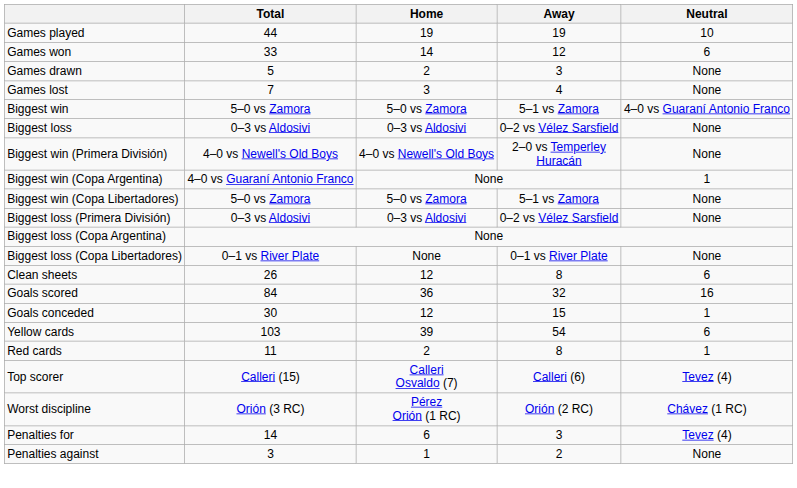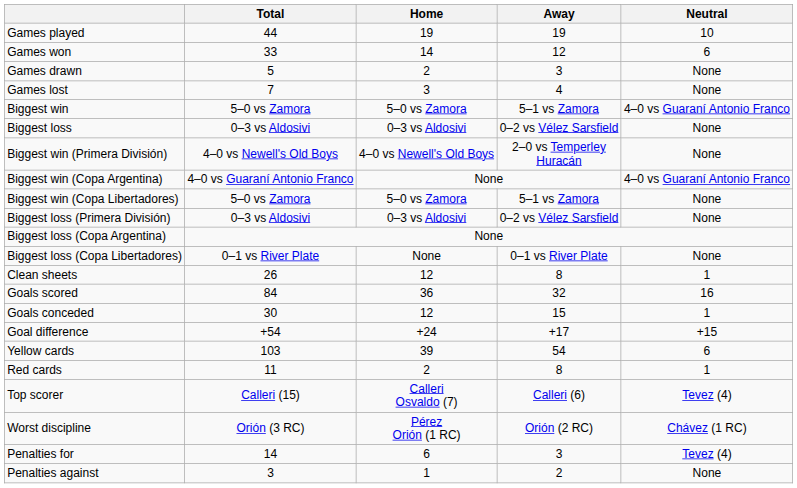(707, 179) 1 -> (707, 179) 4–0 vs Guaraní Antonio Franco
(707, 274) 6 -> (707, 274) 1
+ row: (48, 332)
